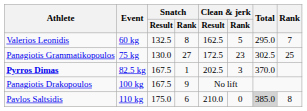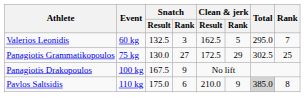(187, 40) 8 -> (184, 40) 3
(240, 55) 23 -> (238, 55) 29
- row: (32, 70)
(240, 99) 0 -> (238, 85) 9
